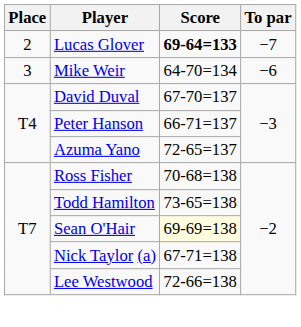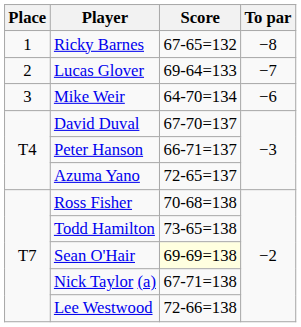+ row: (99, 44)
(200, 44) bold -> (200, 70) normal
